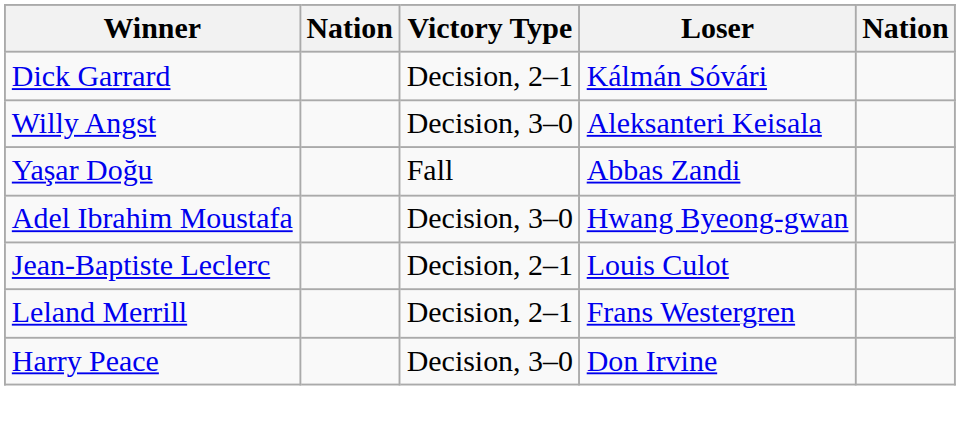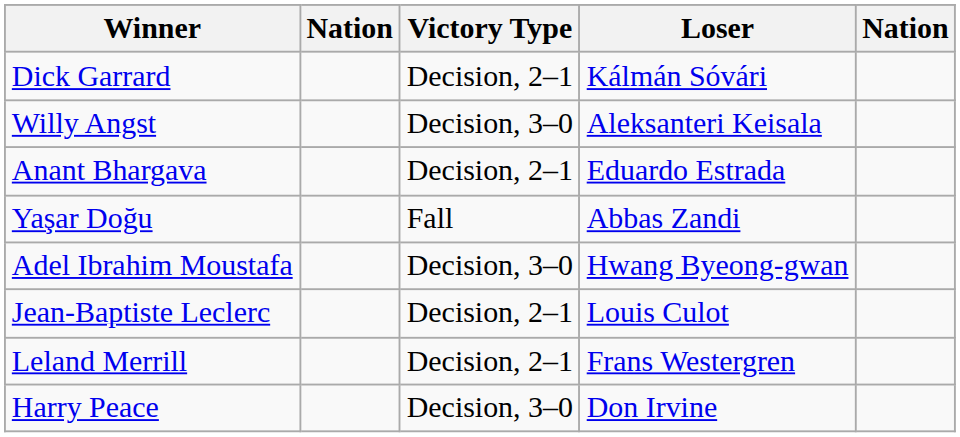+ row: (109, 170)
